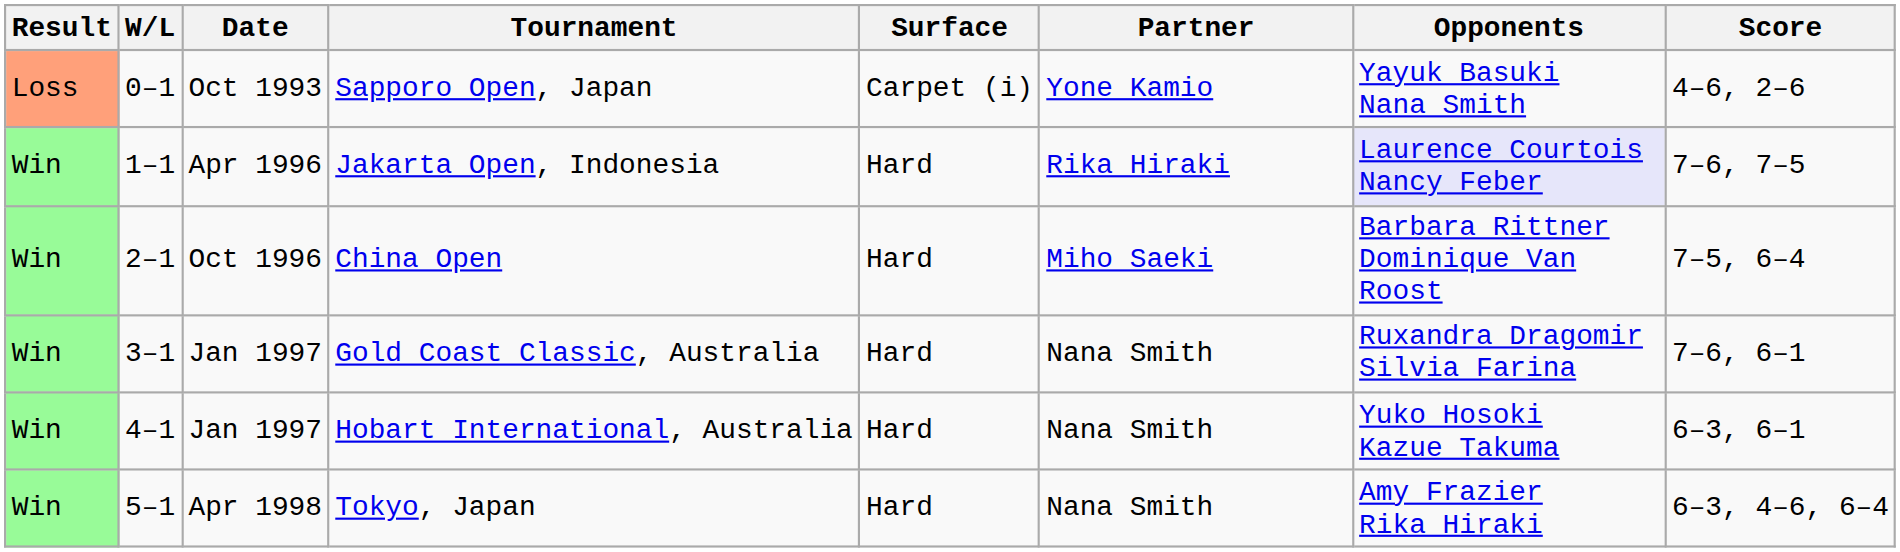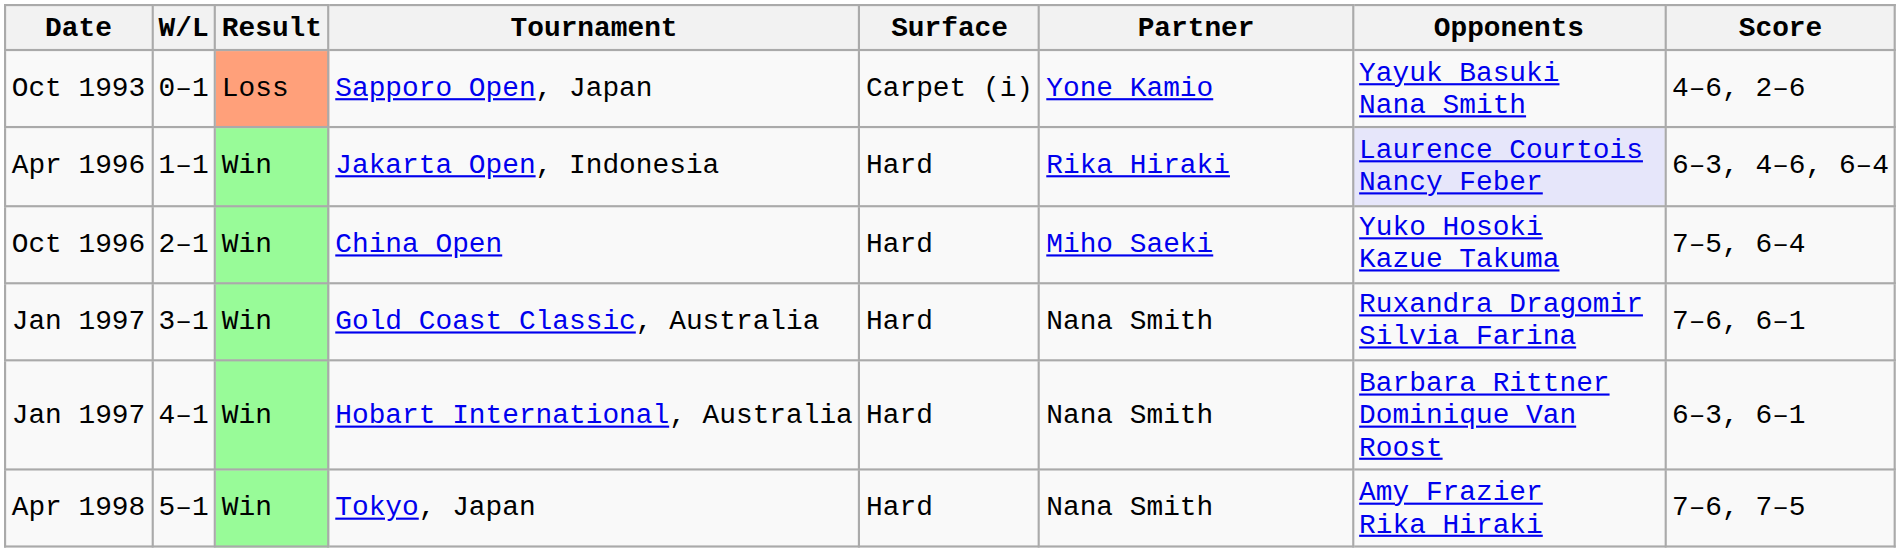columns swapped: (62, 28) <-> (255, 28)
(1739, 167) 7–6, 7–5 -> (1780, 167) 6–3, 4–6, 6–4
(1484, 260) Barbara Rittner Dominique Van Roost -> (1459, 244) Yuko Hosoki Kazue Takuma
(1459, 431) Yuko Hosoki Kazue Takuma -> (1484, 415) Barbara Rittner Dominique Van Roost
(1780, 508) 6–3, 4–6, 6–4 -> (1739, 508) 7–6, 7–5
